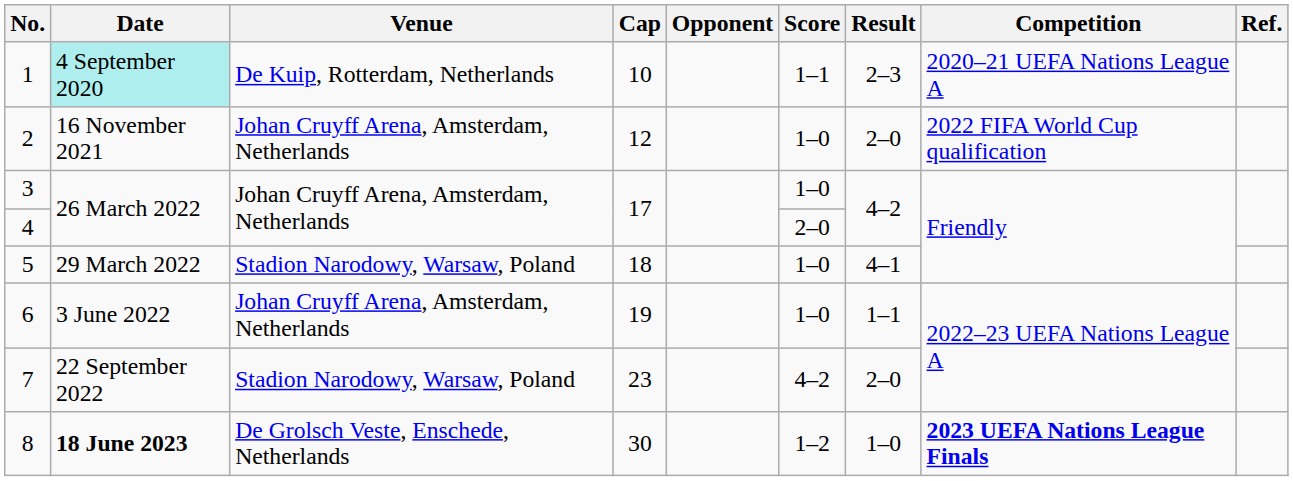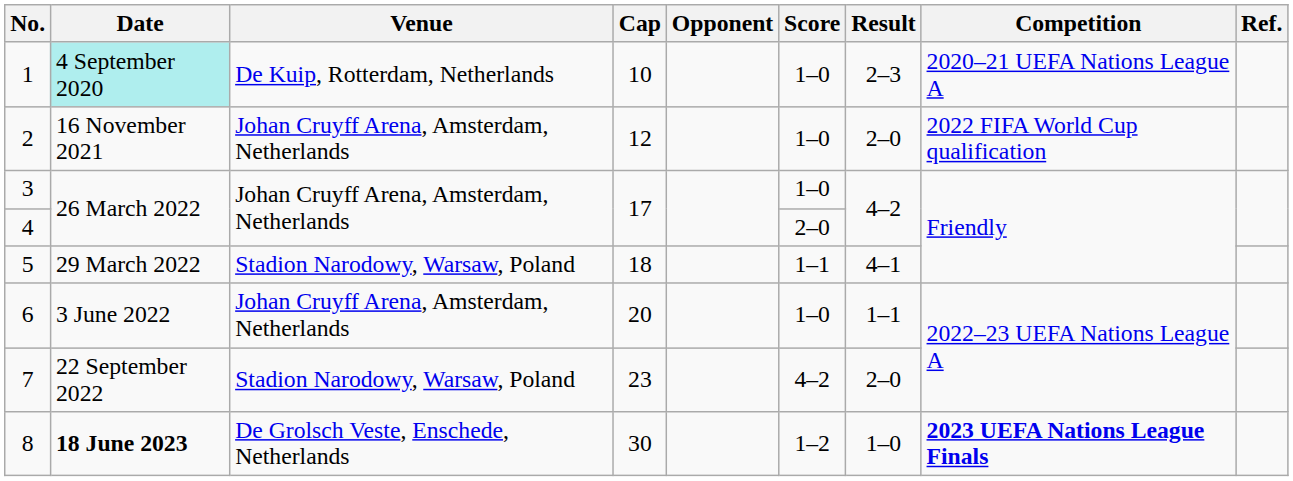(812, 74) 1–1 -> (812, 74) 1–0
(812, 264) 1–0 -> (812, 264) 1–1
(640, 315) 19 -> (640, 315) 20
